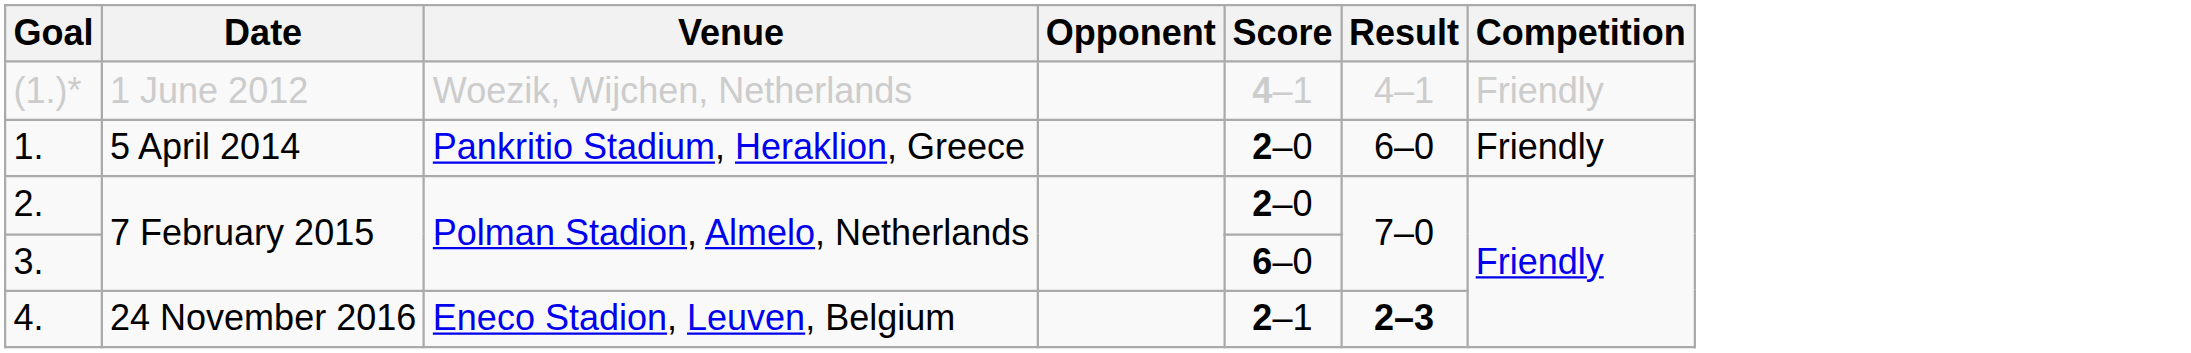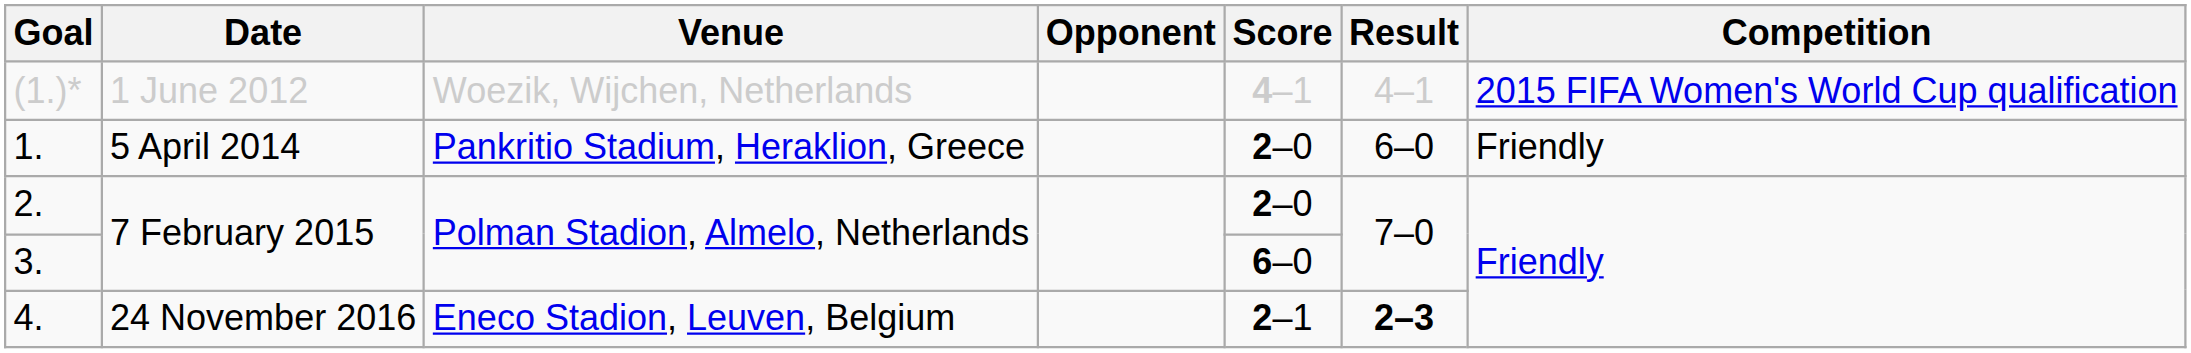(1540, 90) Friendly -> (1827, 90) 2015 FIFA Women's World Cup qualification
